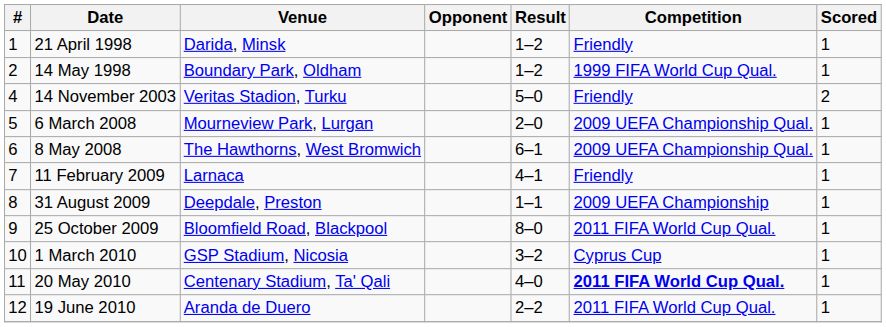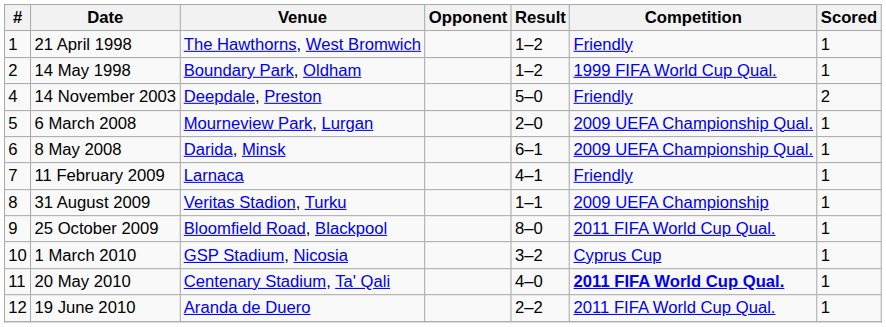(235, 44) Darida, Minsk -> (302, 44) The Hawthorns, West Bromwich
(265, 96) Veritas Stadion, Turku -> (253, 96) Deepdale, Preston
(302, 149) The Hawthorns, West Bromwich -> (235, 149) Darida, Minsk
(253, 202) Deepdale, Preston -> (265, 202) Veritas Stadion, Turku
